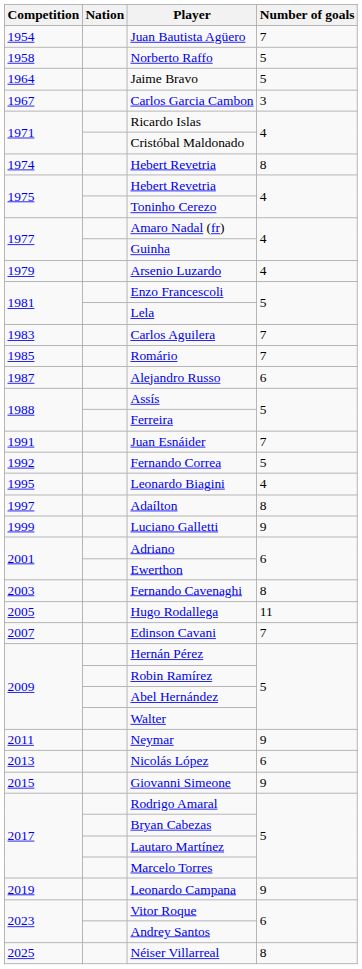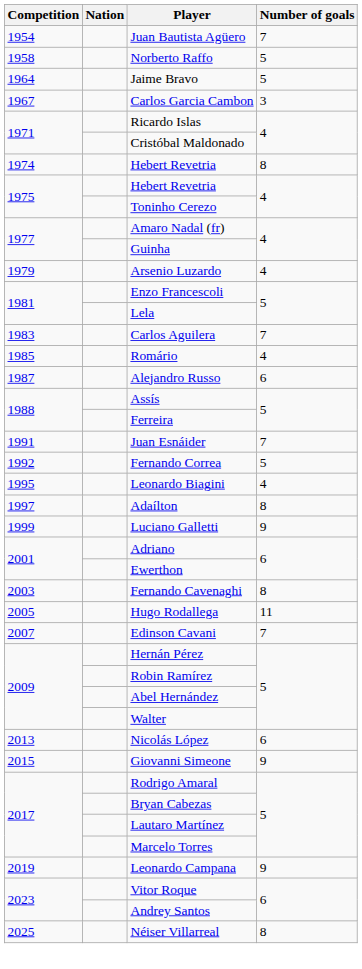(263, 356) 7 -> (263, 356) 4
- row: (21, 739)
